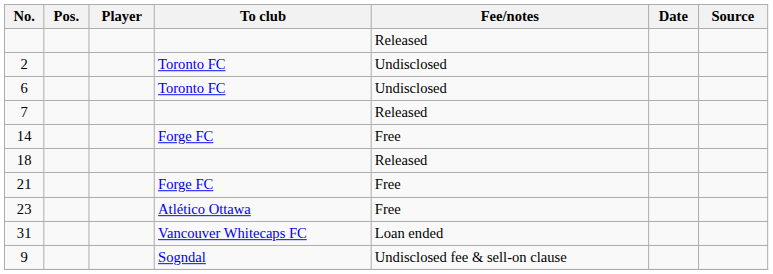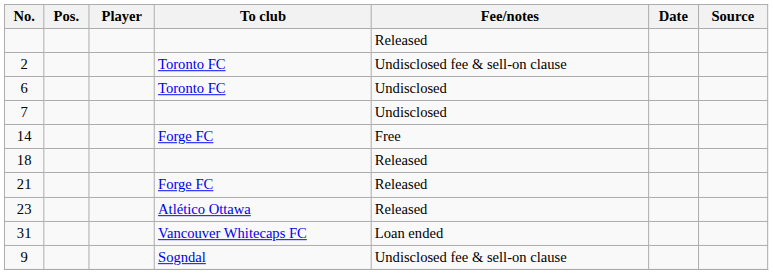(411, 64) Undisclosed -> (471, 64) Undisclosed fee & sell-on clause
(401, 112) Released -> (411, 112) Undisclosed
(388, 185) Free -> (401, 185) Released
(388, 209) Free -> (401, 209) Released
